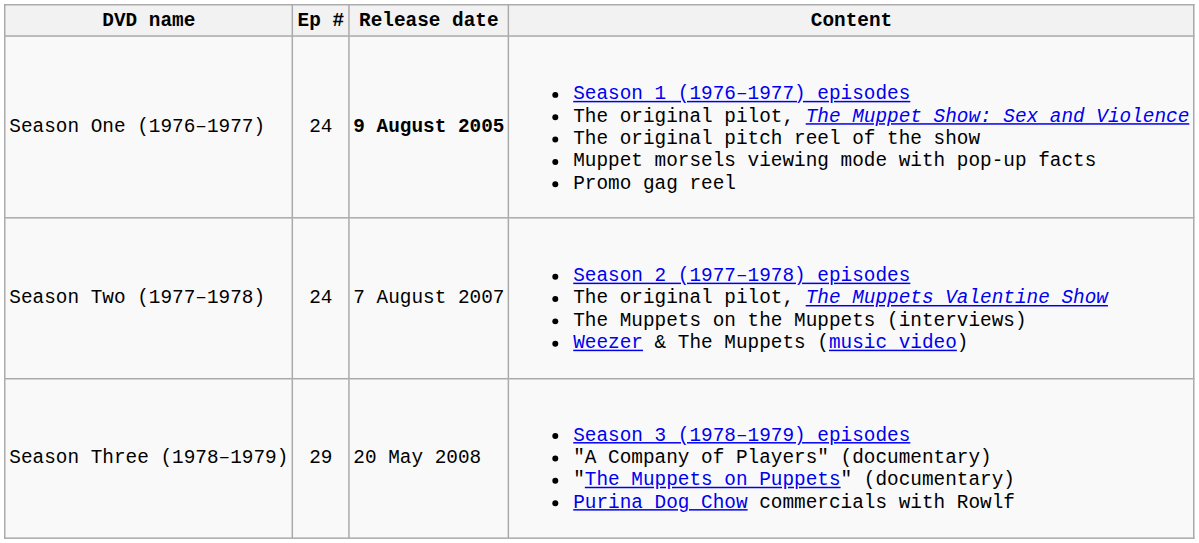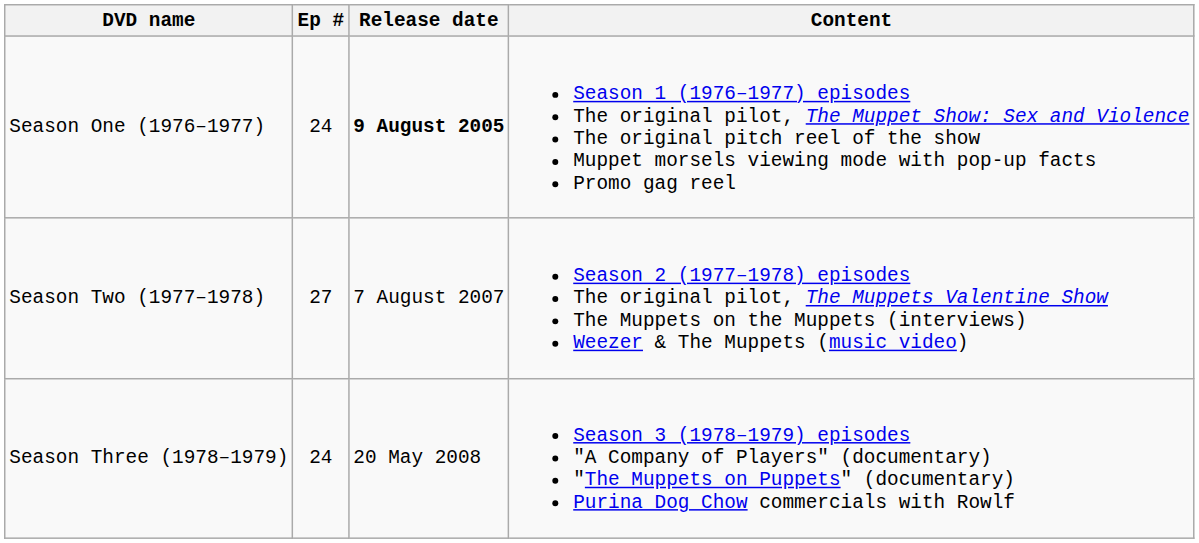(321, 298) 24 -> (321, 298) 27
(321, 458) 29 -> (321, 458) 24
